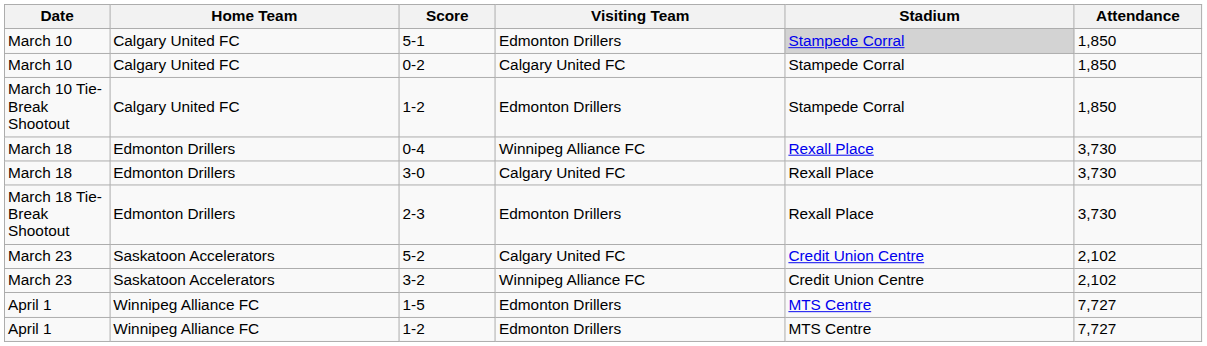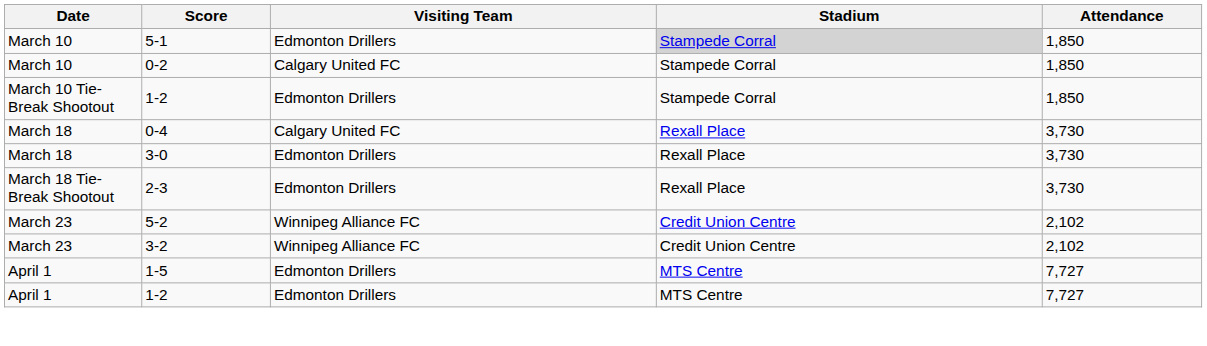- column: (254, 16)
(572, 148) Winnipeg Alliance FC -> (337, 131) Calgary United FC
(562, 173) Calgary United FC -> (335, 155) Edmonton Drillers
(562, 256) Calgary United FC -> (347, 221) Winnipeg Alliance FC
